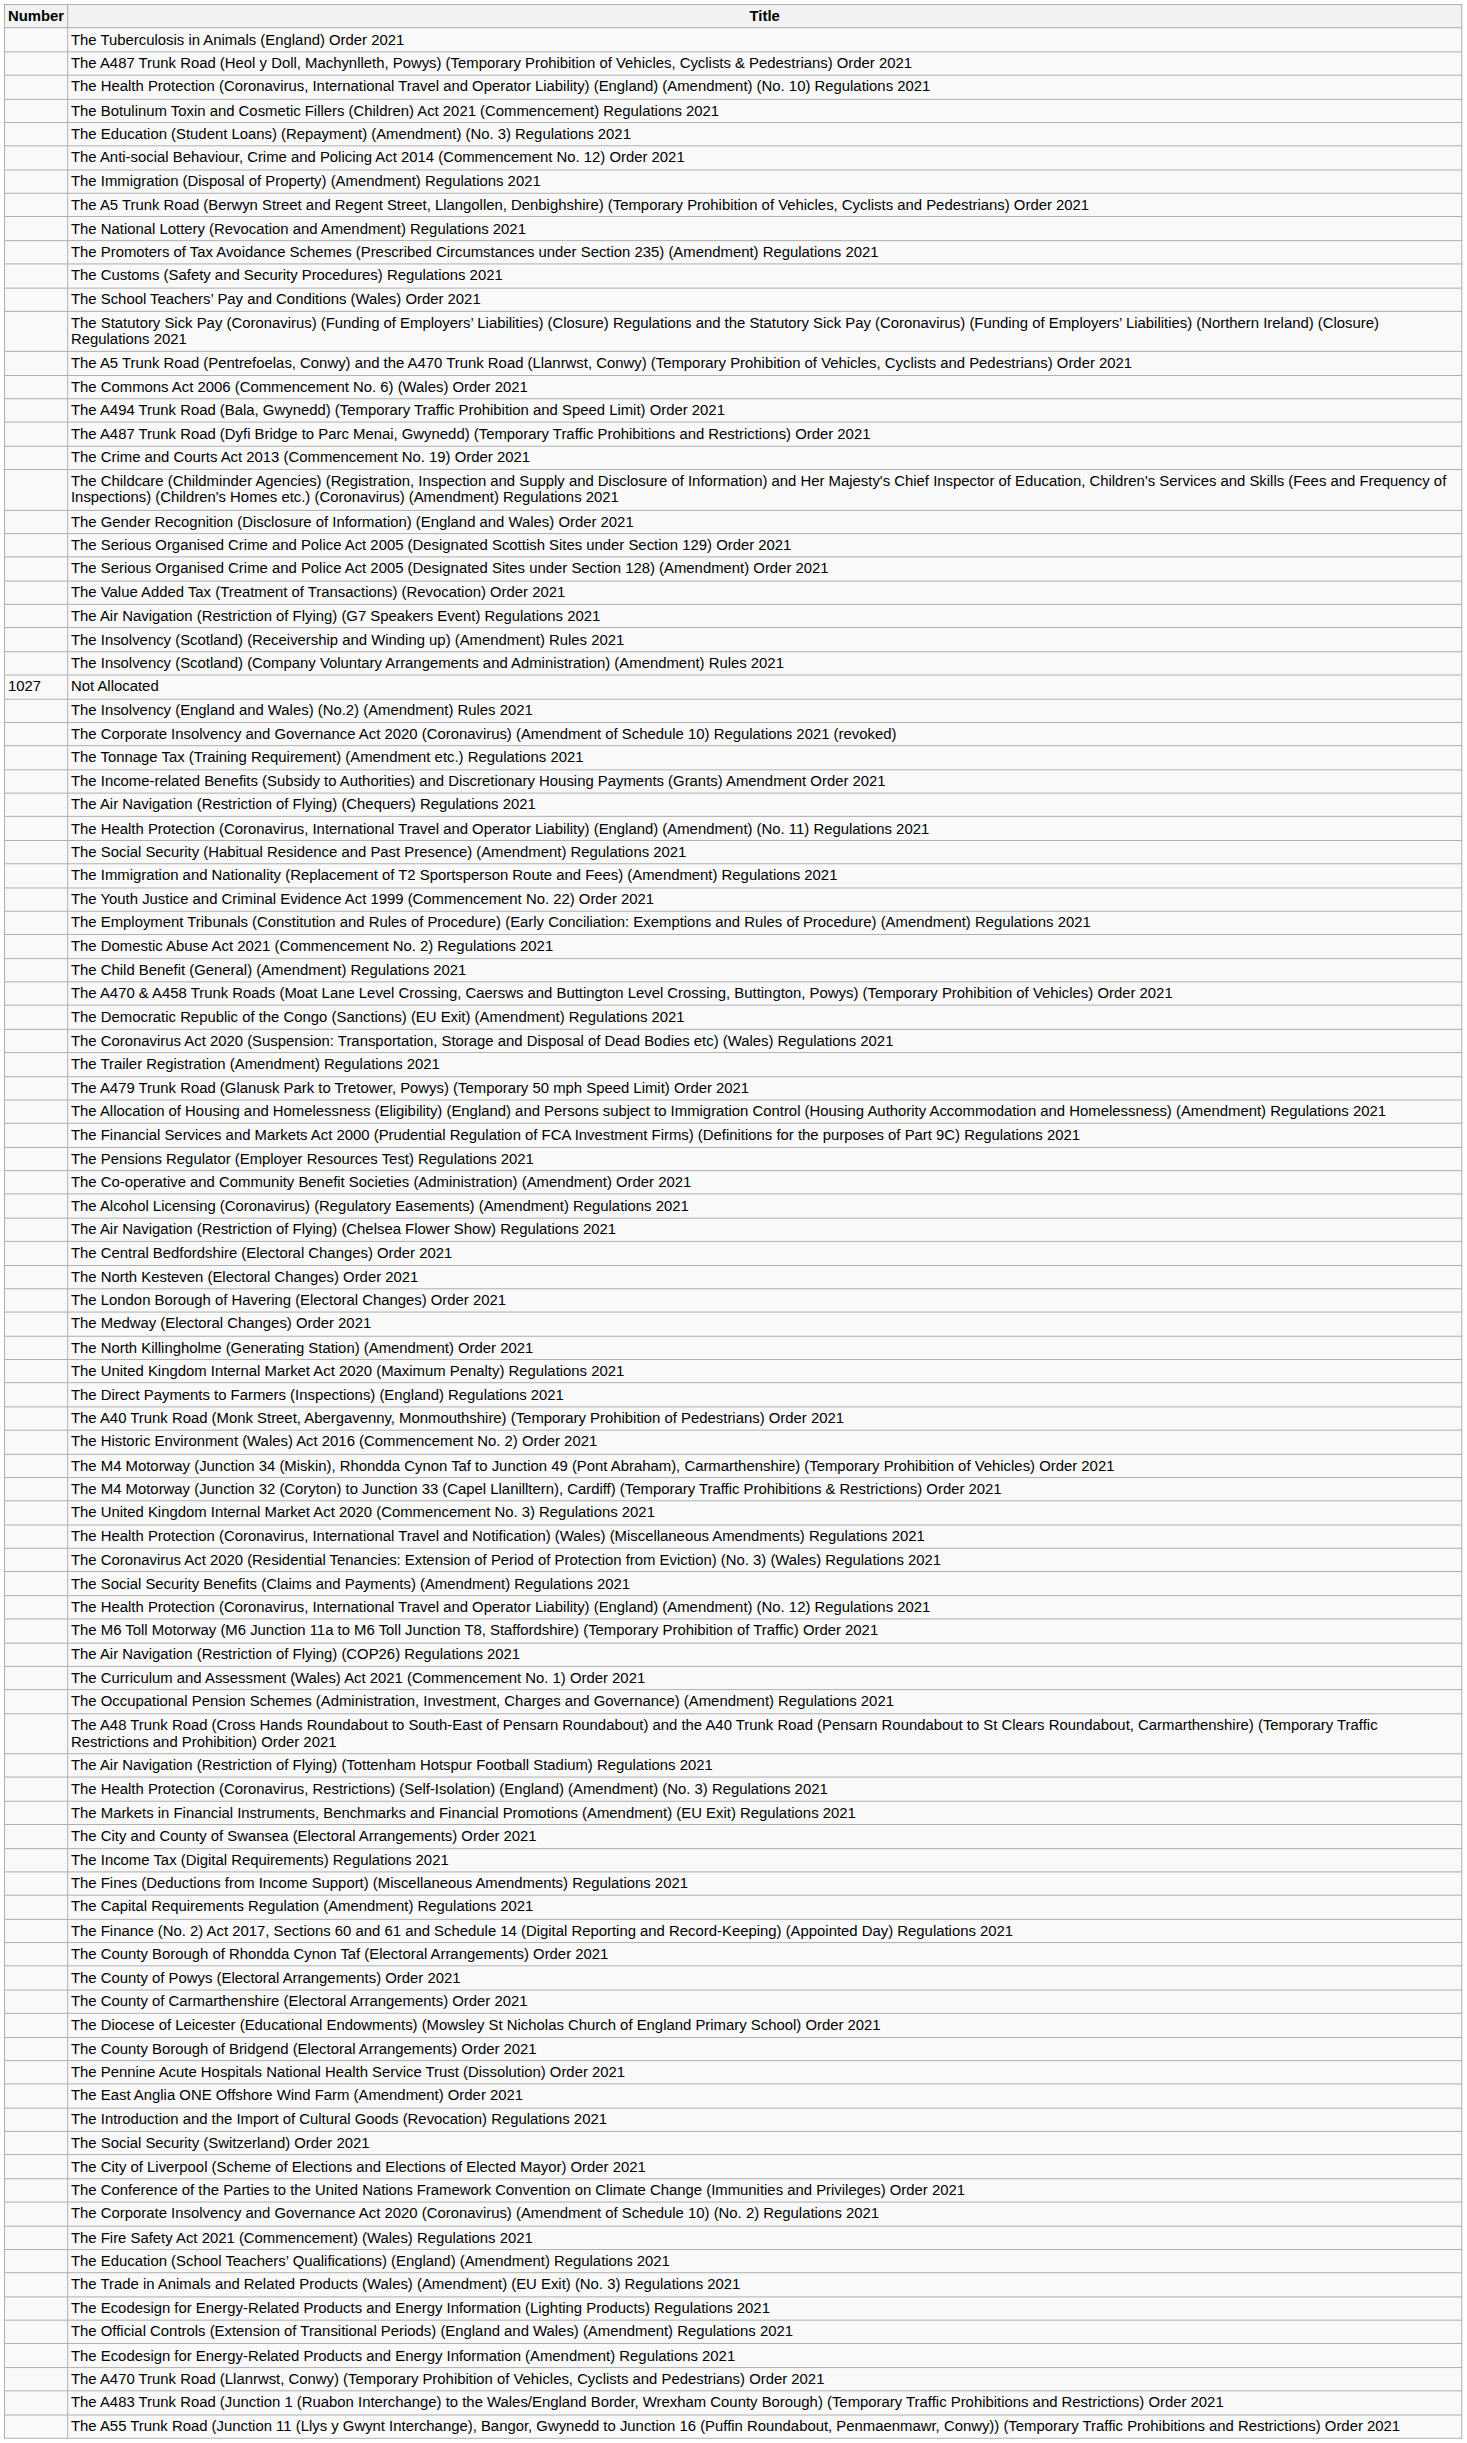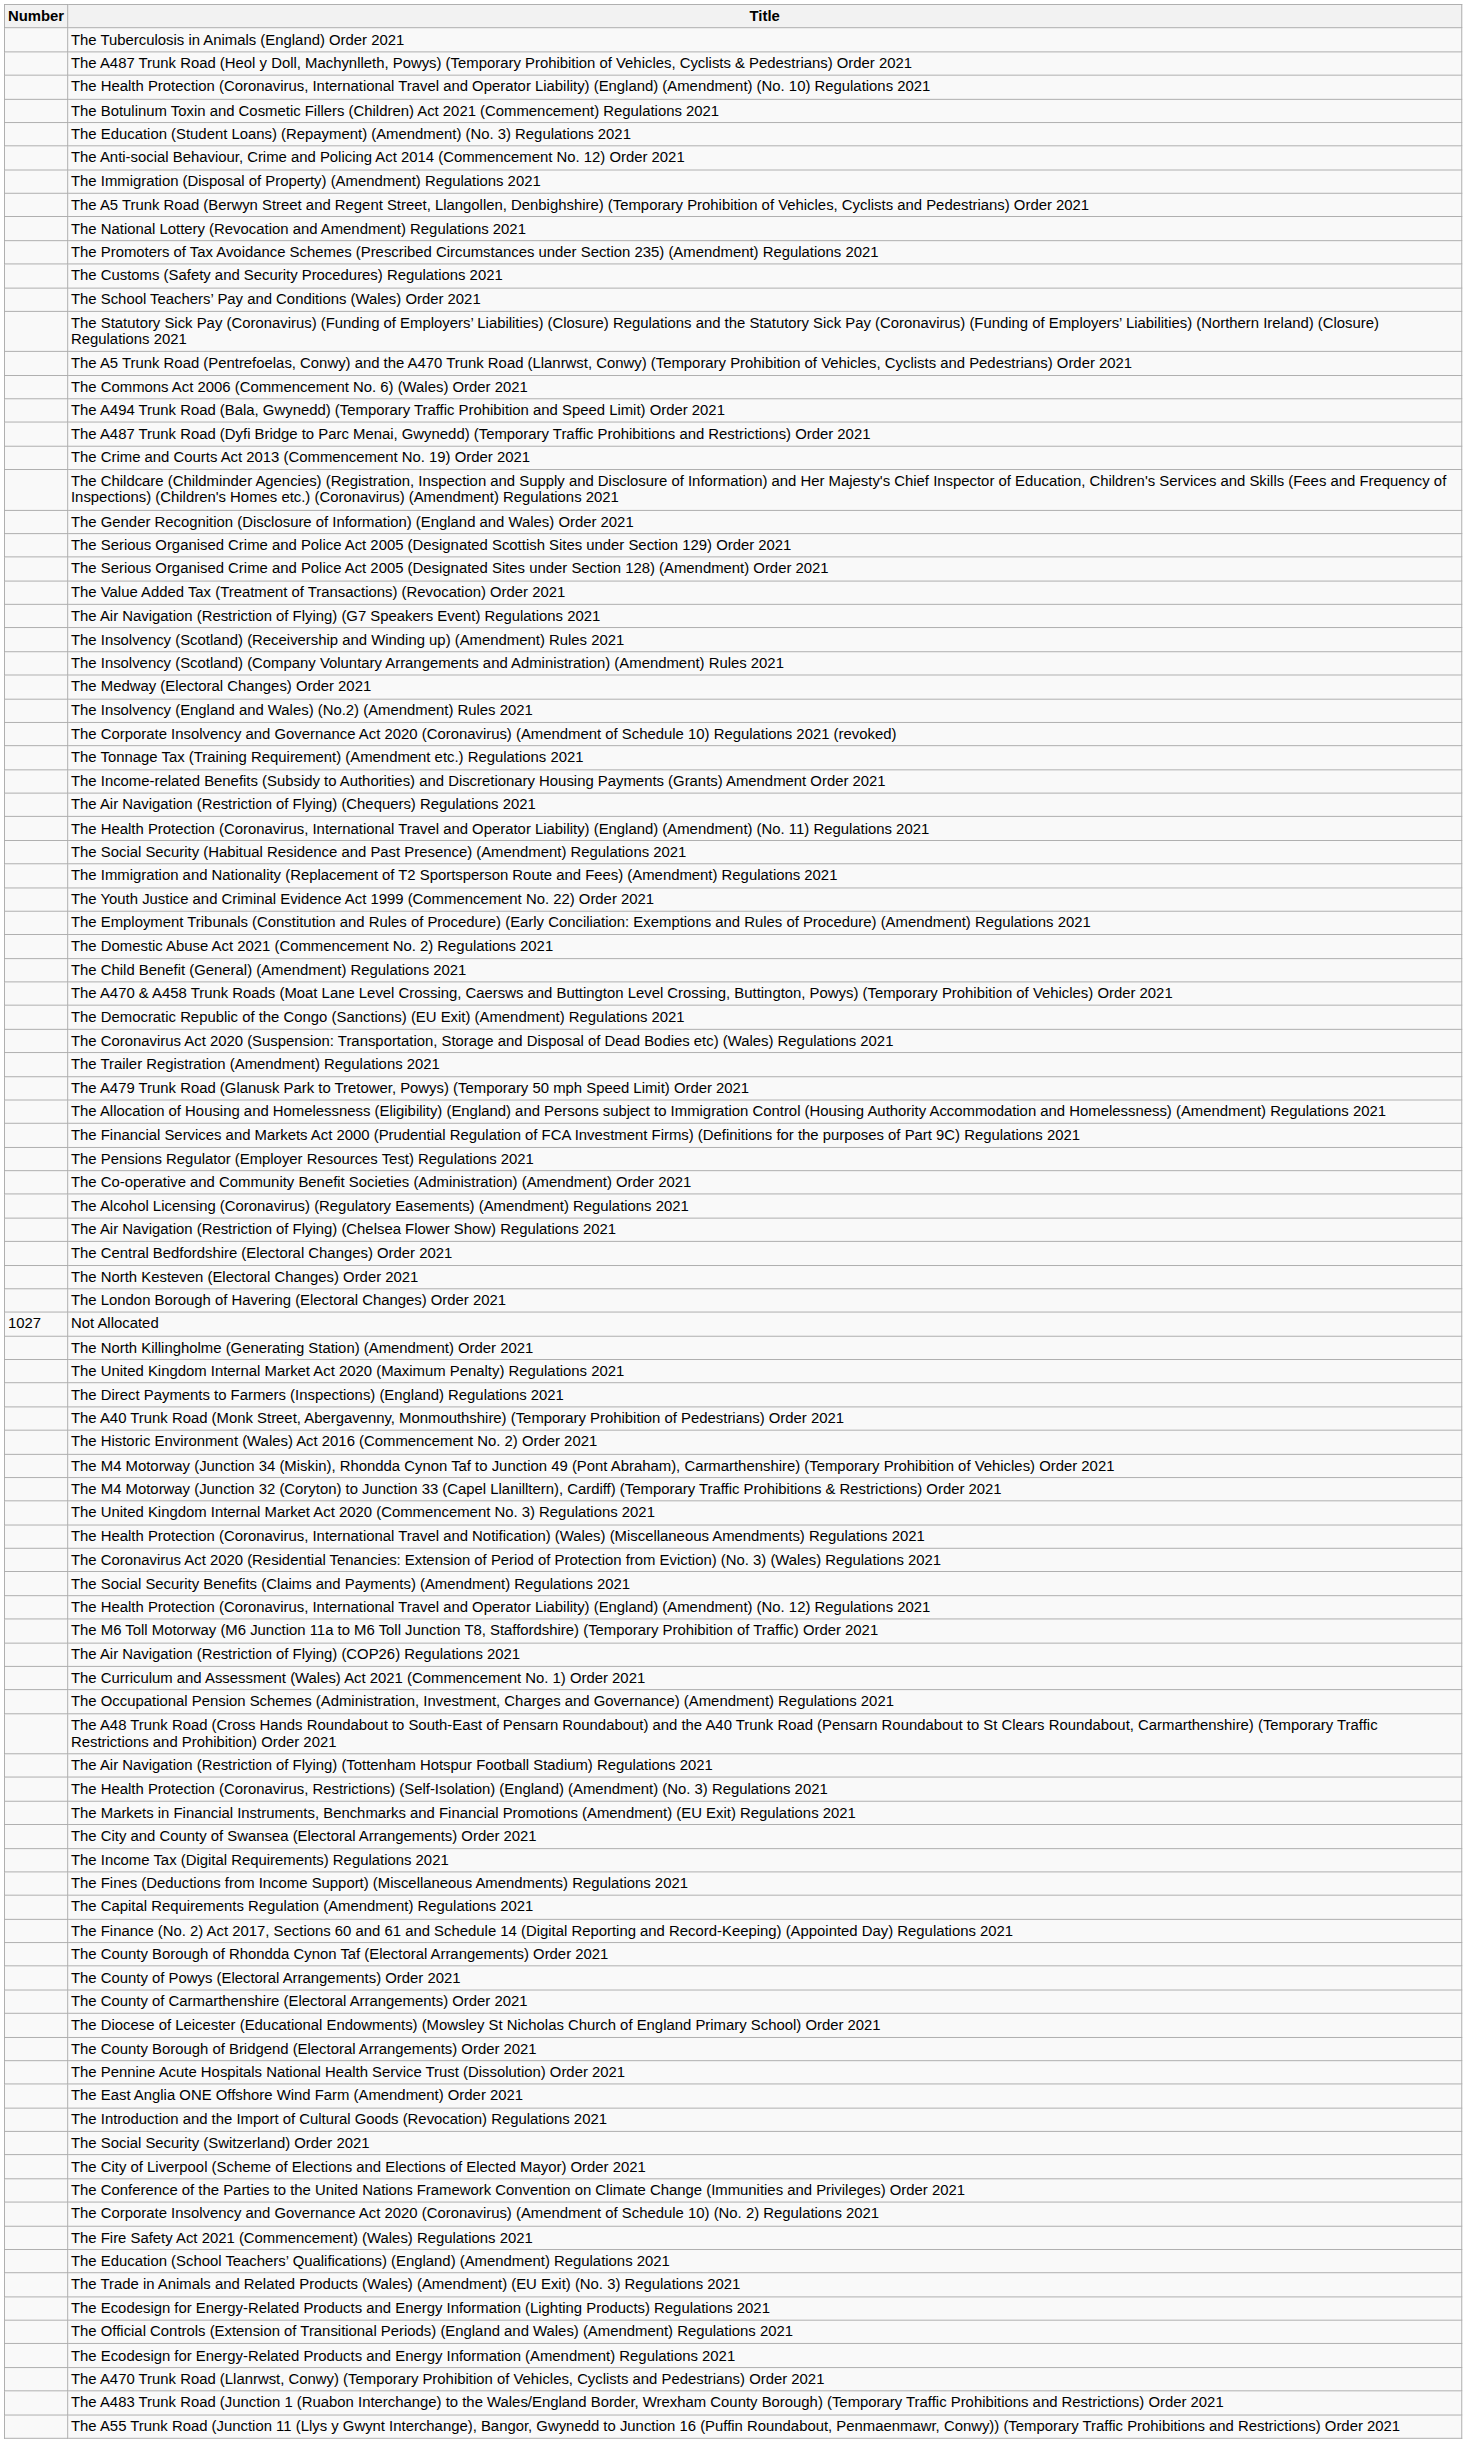rows swapped: (115, 686) <-> (221, 1324)
